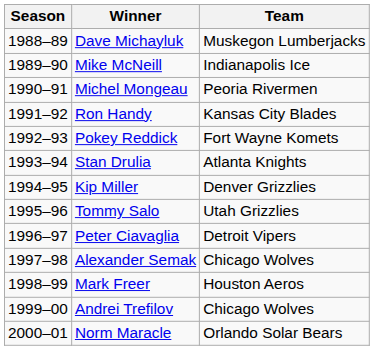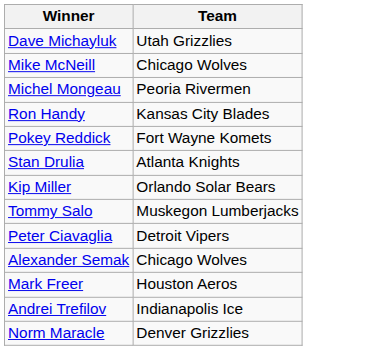- column: (38, 16)
(284, 41) Muskegon Lumberjacks -> (184, 41) Utah Grizzlies
(257, 65) Indianapolis Ice -> (192, 65) Chicago Wolves
(260, 187) Denver Grizzlies -> (206, 187) Orlando Solar Bears
(251, 211) Utah Grizzlies -> (217, 211) Muskegon Lumberjacks
(259, 308) Chicago Wolves -> (190, 308) Indianapolis Ice
(273, 333) Orlando Solar Bears -> (193, 333) Denver Grizzlies
